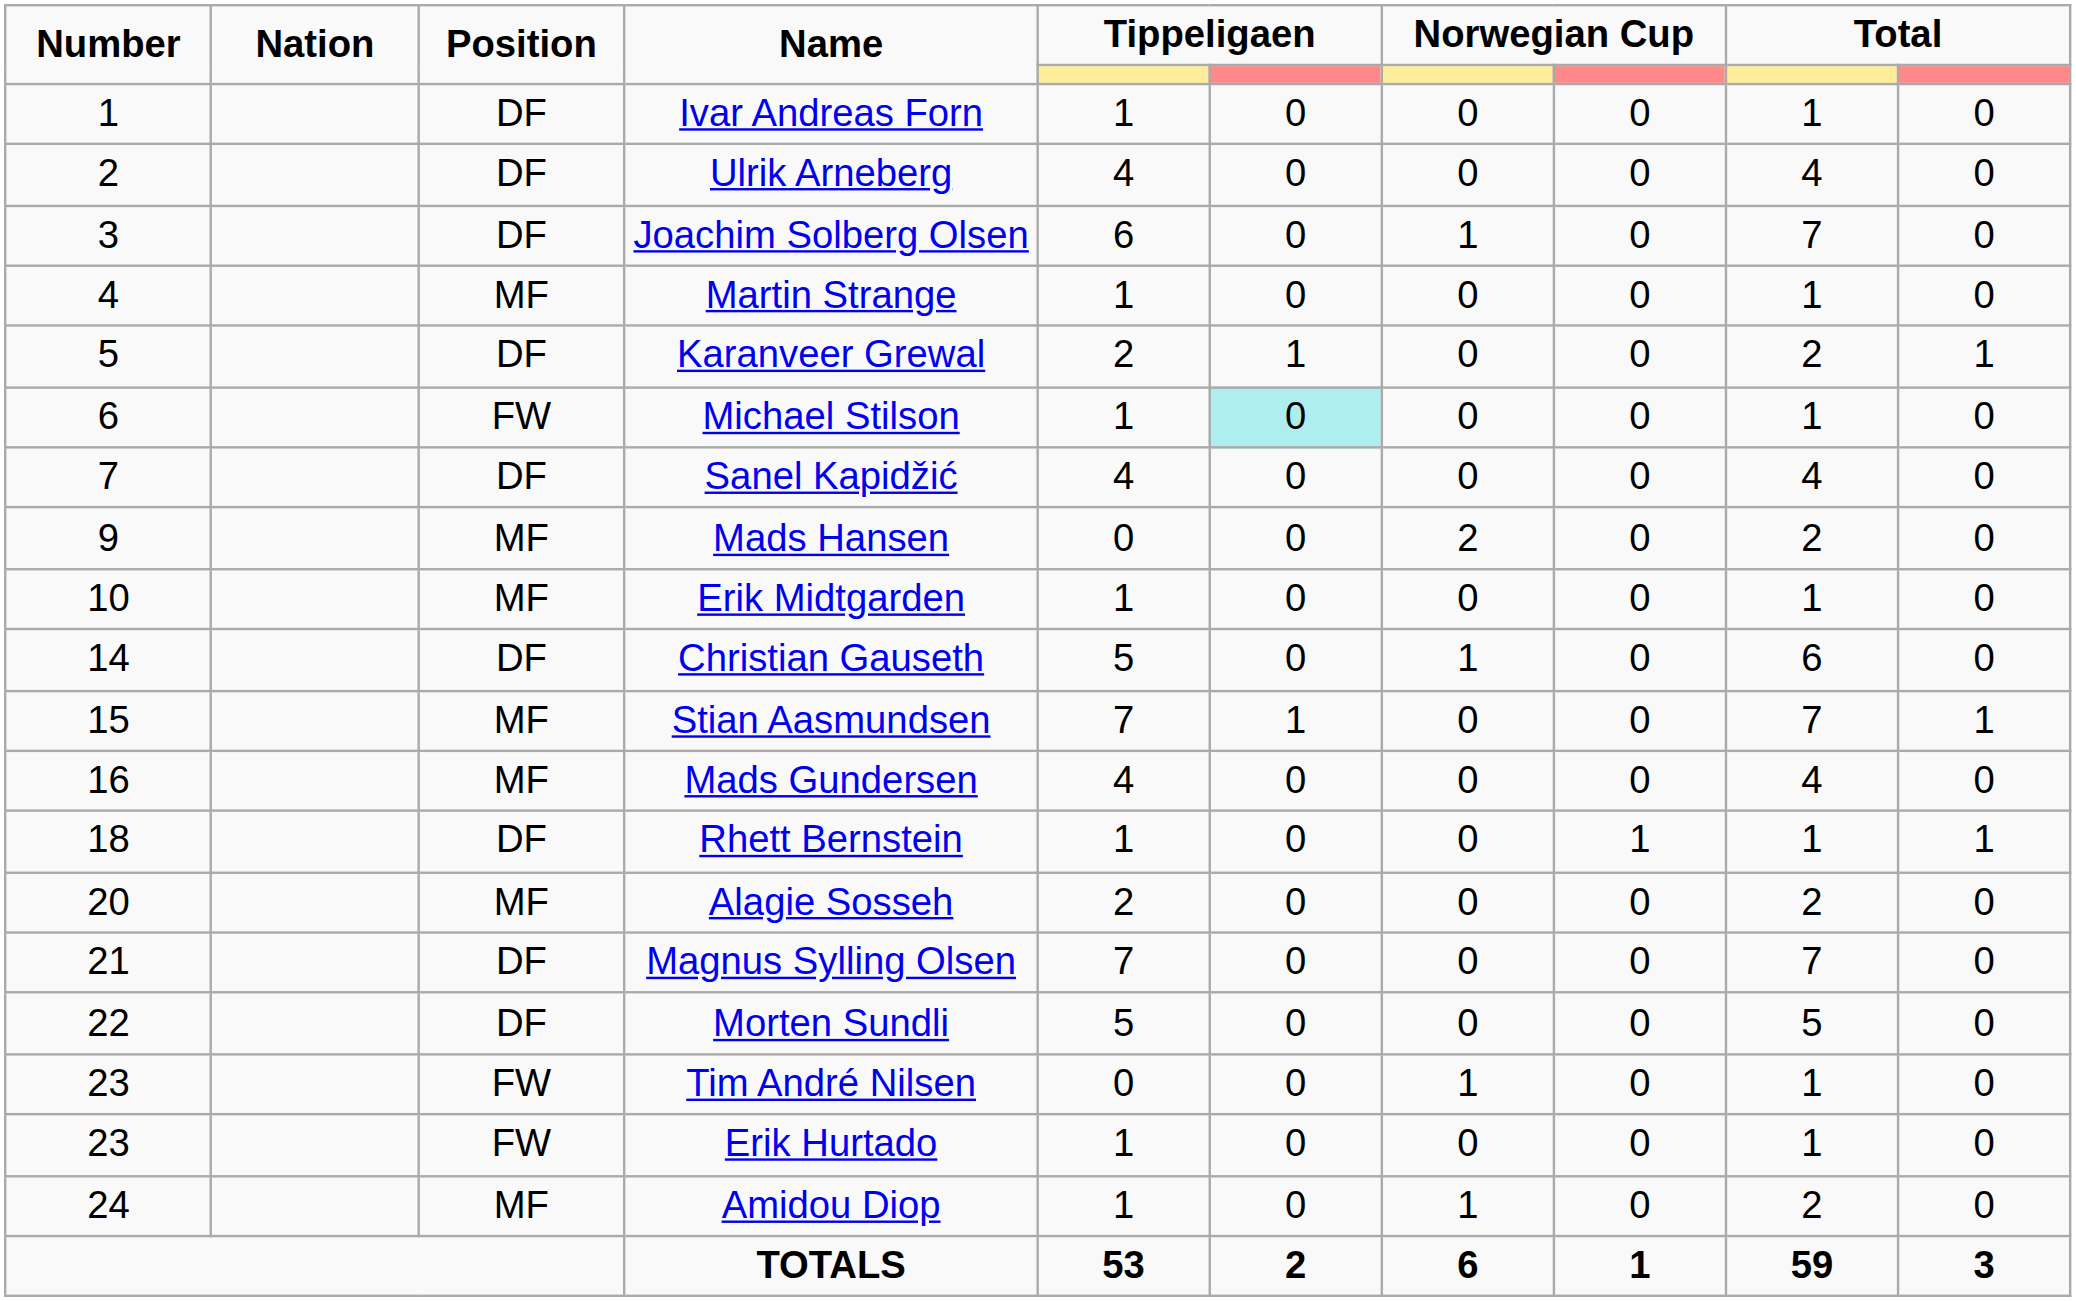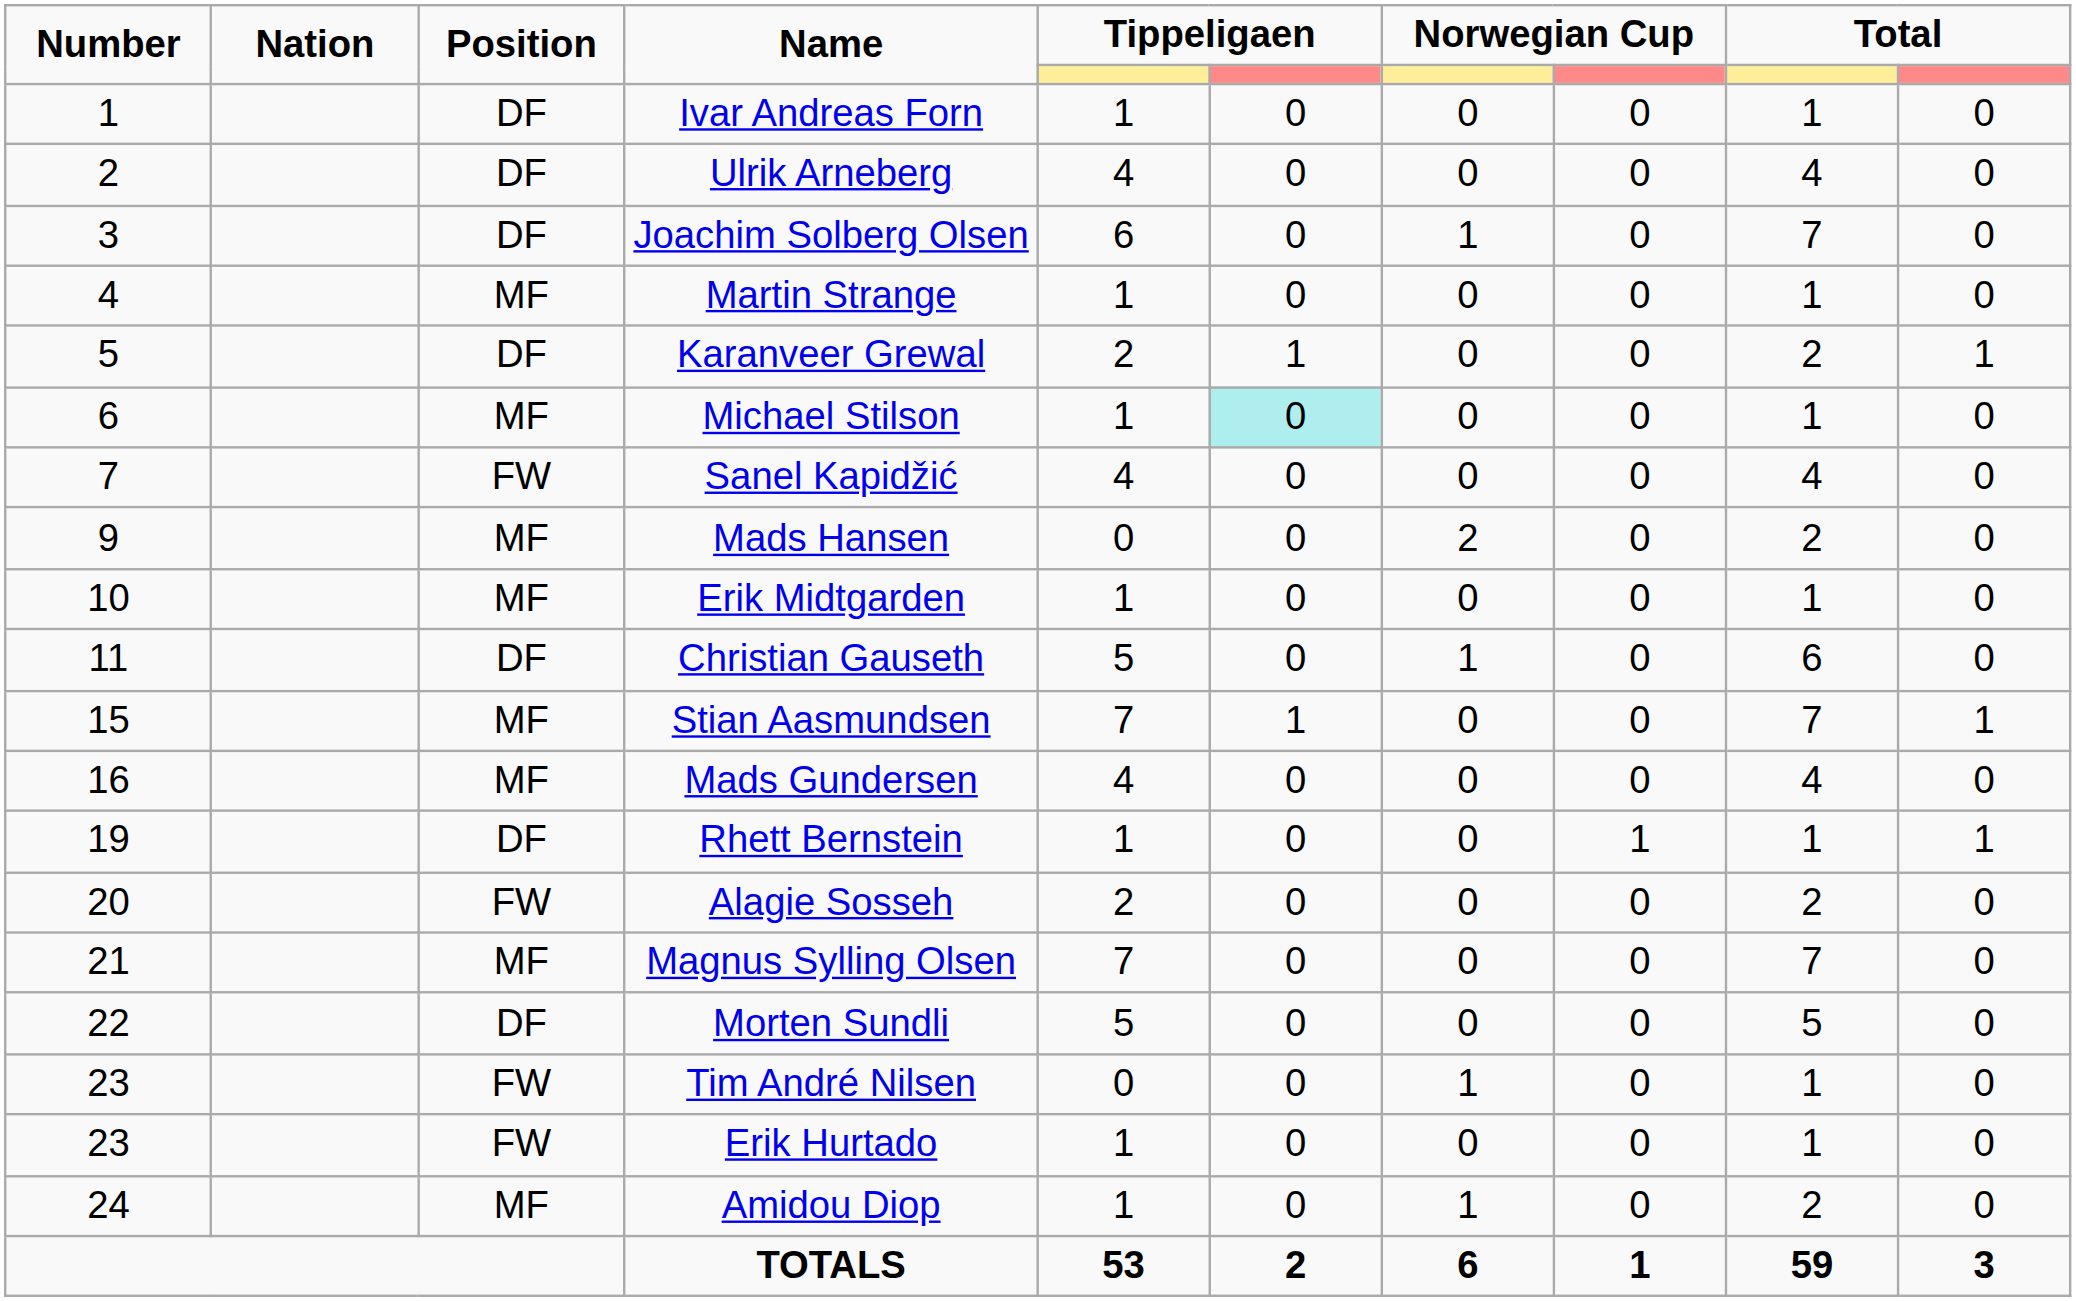(521, 416) FW -> (521, 416) MF
(521, 476) DF -> (521, 476) FW
(108, 658) 14 -> (108, 658) 11
(108, 840) 18 -> (108, 840) 19
(521, 901) MF -> (521, 901) FW
(521, 962) DF -> (521, 962) MF
